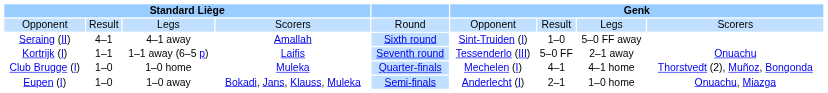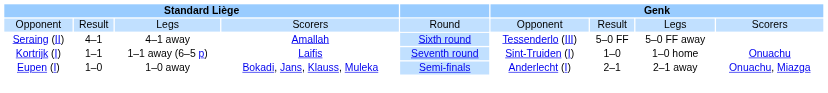(493, 39) Sint-Truiden (I) -> (540, 39) Tessenderlo (III)
(556, 39) 1–0 -> (612, 39) 5–0 FF
(493, 53) Tessenderlo (III) -> (540, 53) Sint-Truiden (I)
(556, 53) 5–0 FF -> (612, 53) 1–0
(611, 53) 2–1 away -> (675, 53) 1–0 home
- row: (45, 68)
(611, 82) 1–0 home -> (675, 68) 2–1 away
